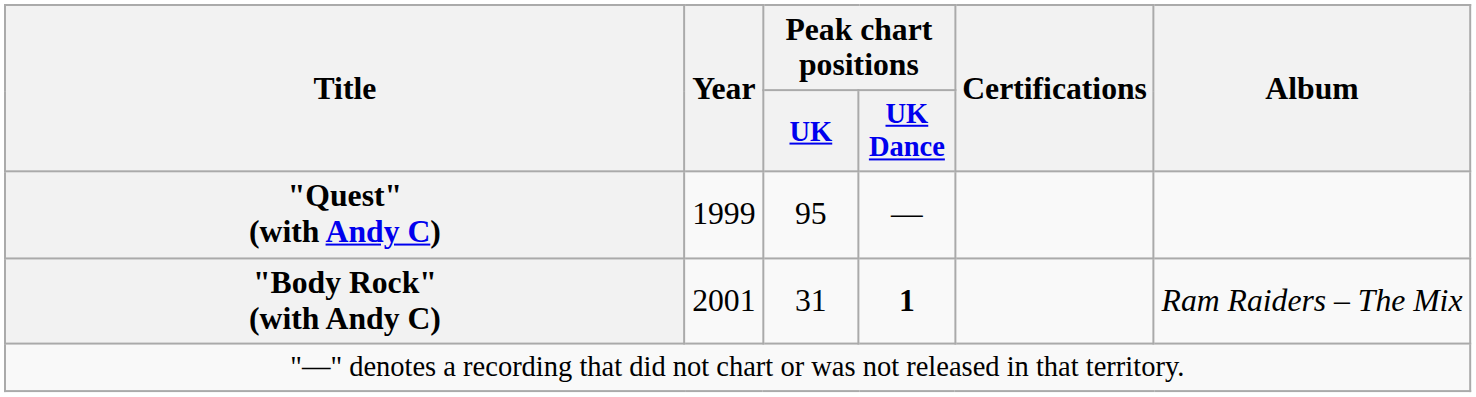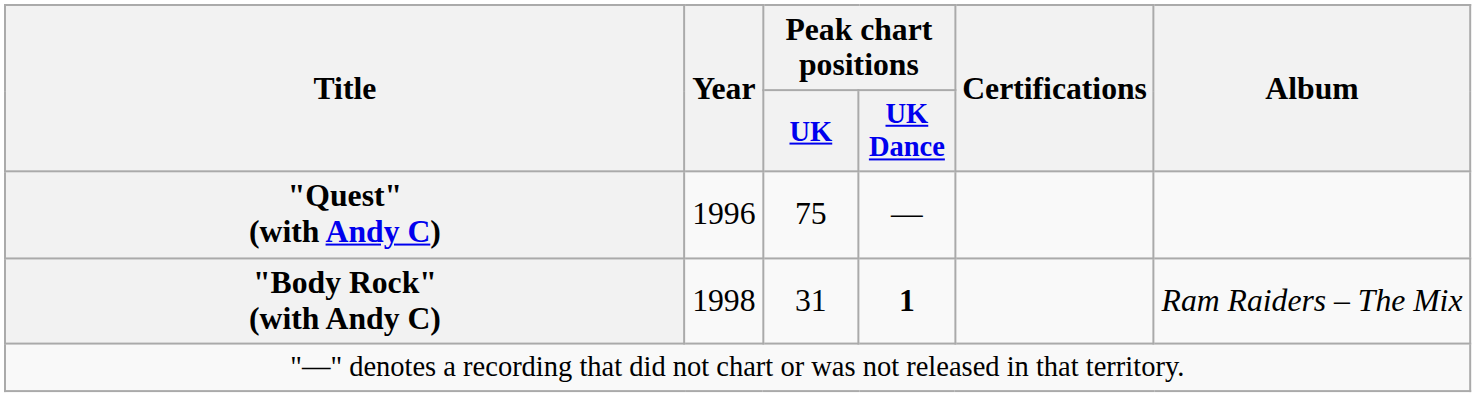(724, 214) 1999 -> (724, 214) 1996
(811, 214) 95 -> (811, 214) 75
(724, 299) 2001 -> (724, 299) 1998
